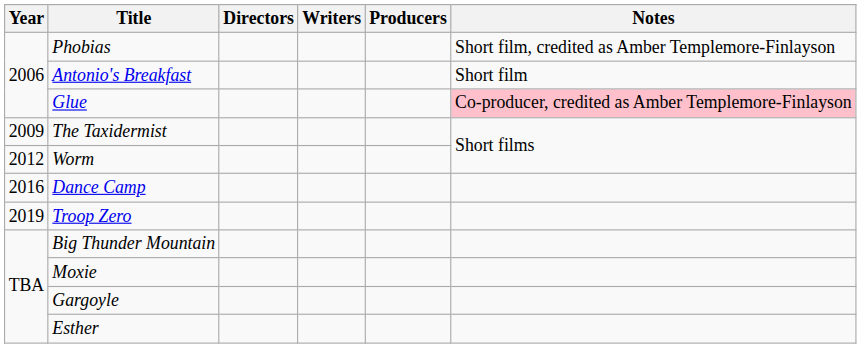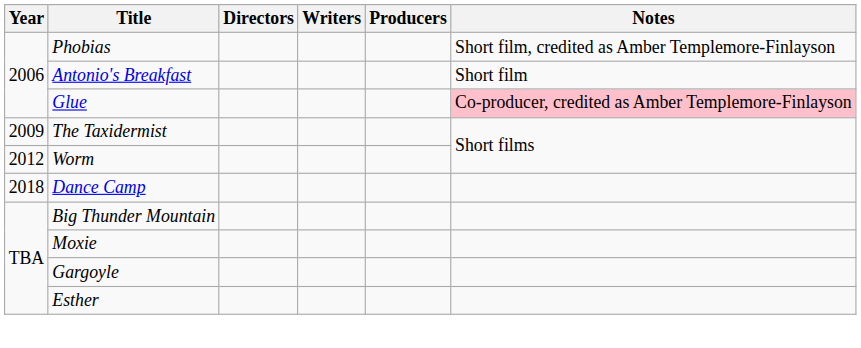(26, 187) 2016 -> (26, 187) 2018
- row: (92, 215)
